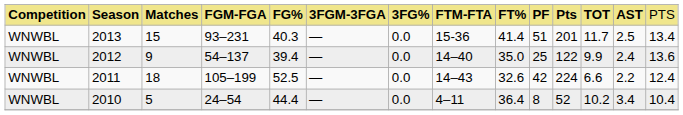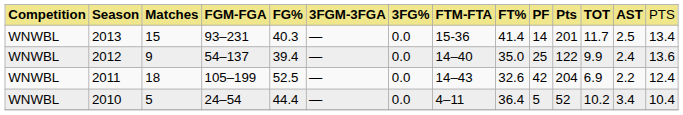(540, 36) 51 -> (540, 36) 14
(567, 78) 224 -> (567, 78) 204
(593, 78) 6.6 -> (593, 78) 6.9
(536, 99) 8 -> (536, 99) 5
